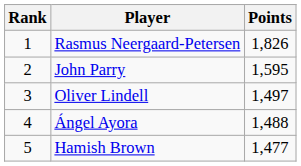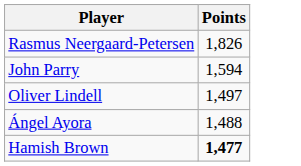- column: (28, 17)
(270, 69) 1,595 -> (224, 69) 1,594
(270, 148) normal -> (224, 148) bold
